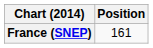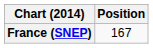(121, 33) 161 -> (121, 33) 167
